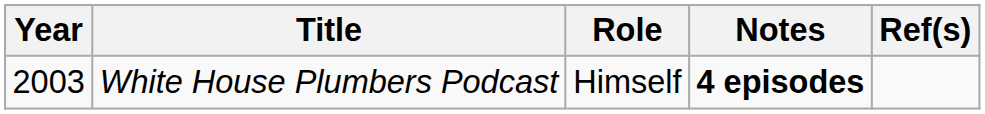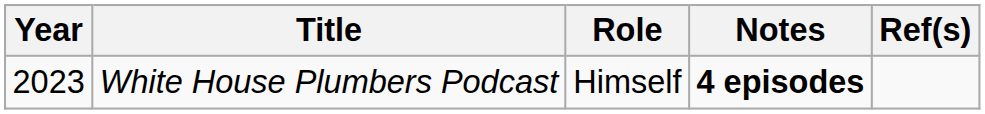(49, 81) 2003 -> (49, 81) 2023
